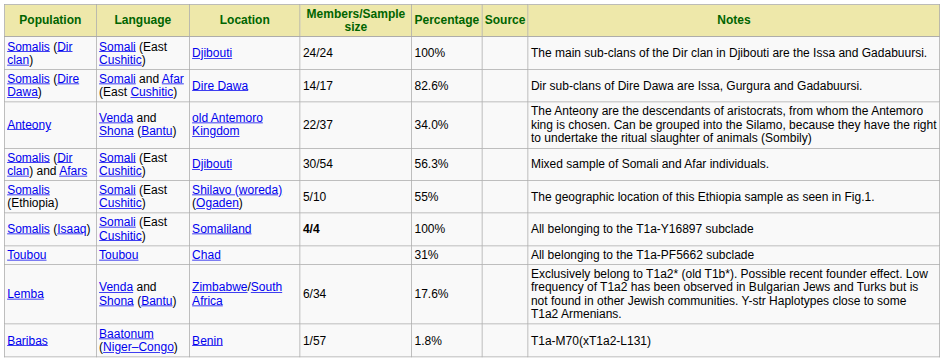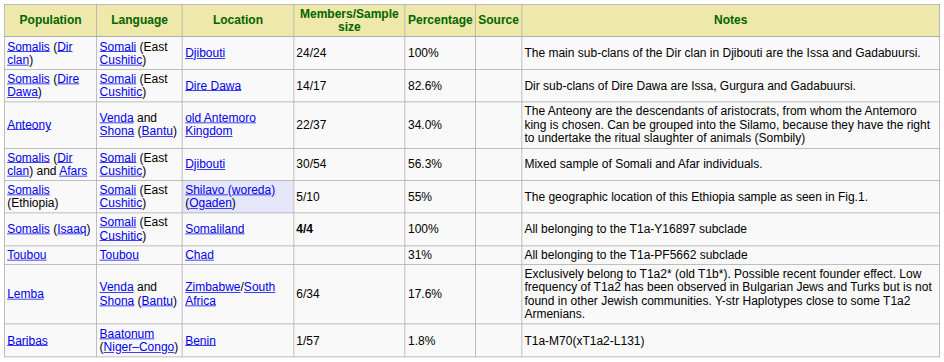(141, 85) Somali and Afar (East Cushitic) -> (134, 85) Somali (East Cushitic)
(237, 196) no background -> (230, 196) lavender background
